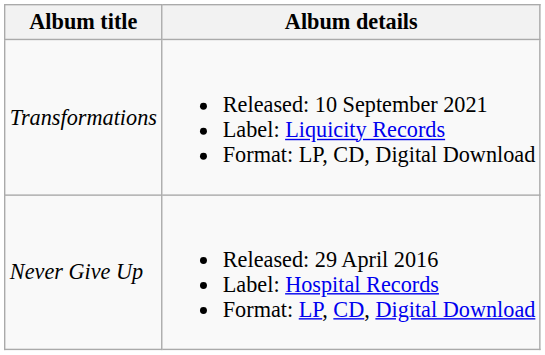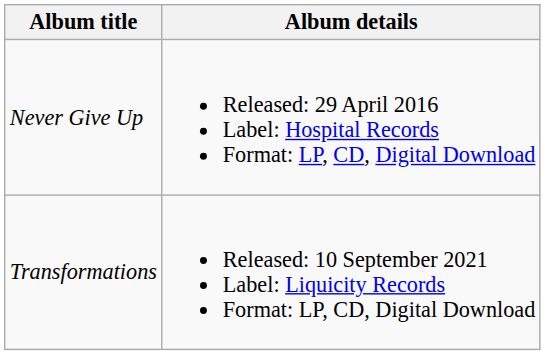rows swapped: (77, 271) <-> (83, 117)
